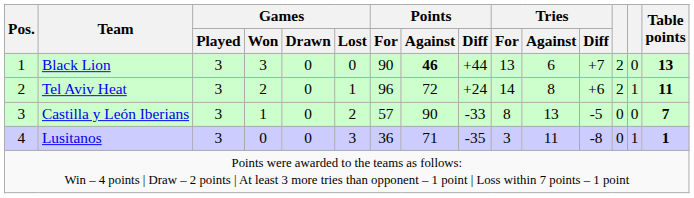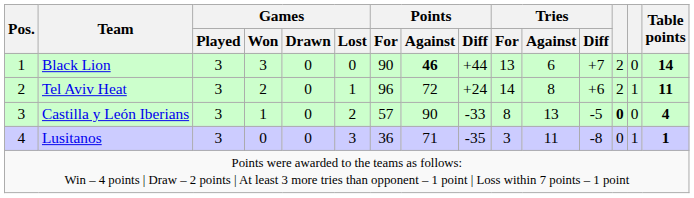(666, 65) 13 -> (666, 65) 14
(620, 114) normal -> (620, 114) bold
(666, 114) 7 -> (666, 114) 4
